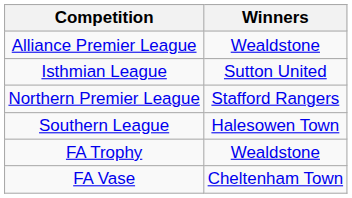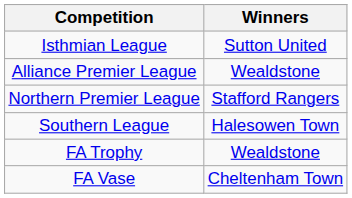rows swapped: (104, 44) <-> (104, 71)
